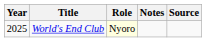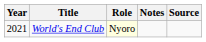(17, 28) 2025 -> (17, 28) 2021
